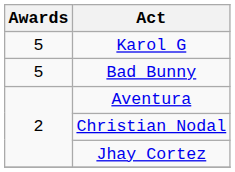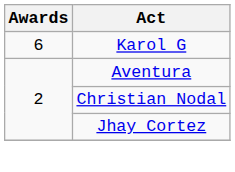(39, 45) 5 -> (39, 45) 6
- row: (151, 72)
